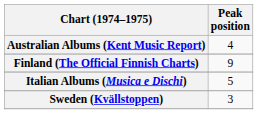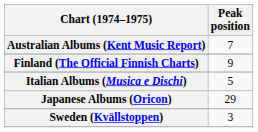(230, 44) 4 -> (230, 44) 7
+ row: (106, 99)
